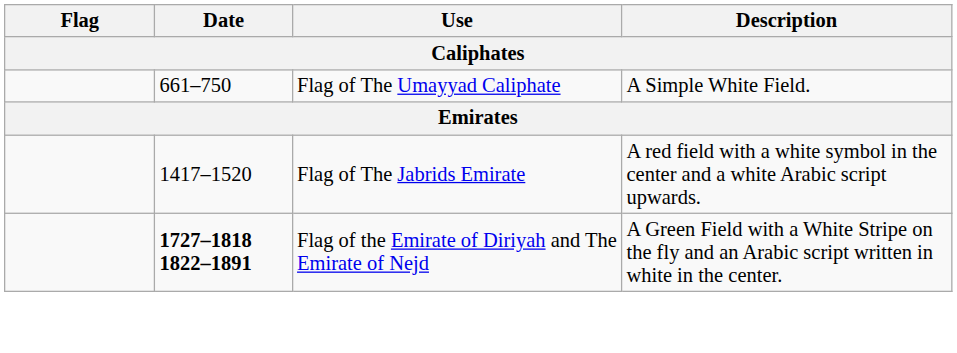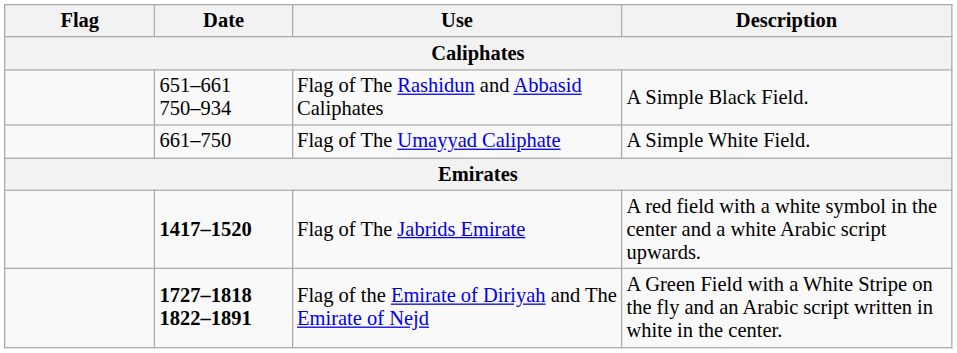+ row: (439, 97)
(206, 173) normal -> (206, 229) bold
